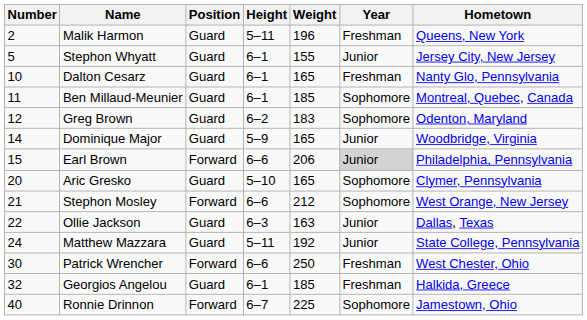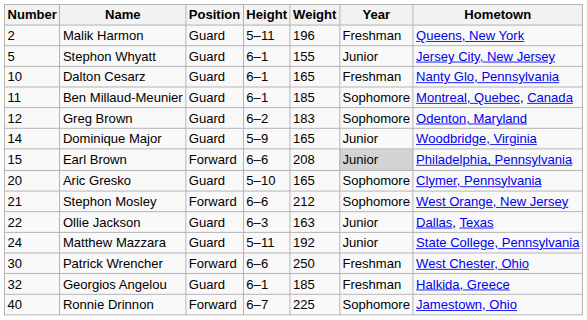(304, 160) 206 -> (304, 160) 208
